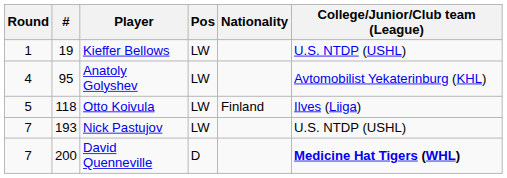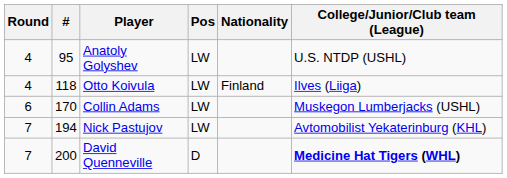- row: (126, 50)
(390, 78) Avtomobilist Yekaterinburg (KHL) -> (350, 57) U.S. NTDP (USHL)
(28, 106) 5 -> (28, 86) 4
+ row: (121, 106)
(66, 127) 193 -> (66, 127) 194
(350, 127) U.S. NTDP (USHL) -> (390, 127) Avtomobilist Yekaterinburg (KHL)
